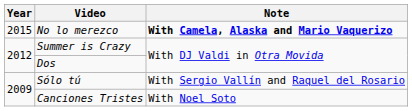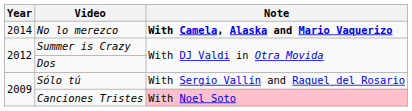(19, 30) 2015 -> (19, 30) 2014
(192, 98) no background -> (192, 98) pink background
